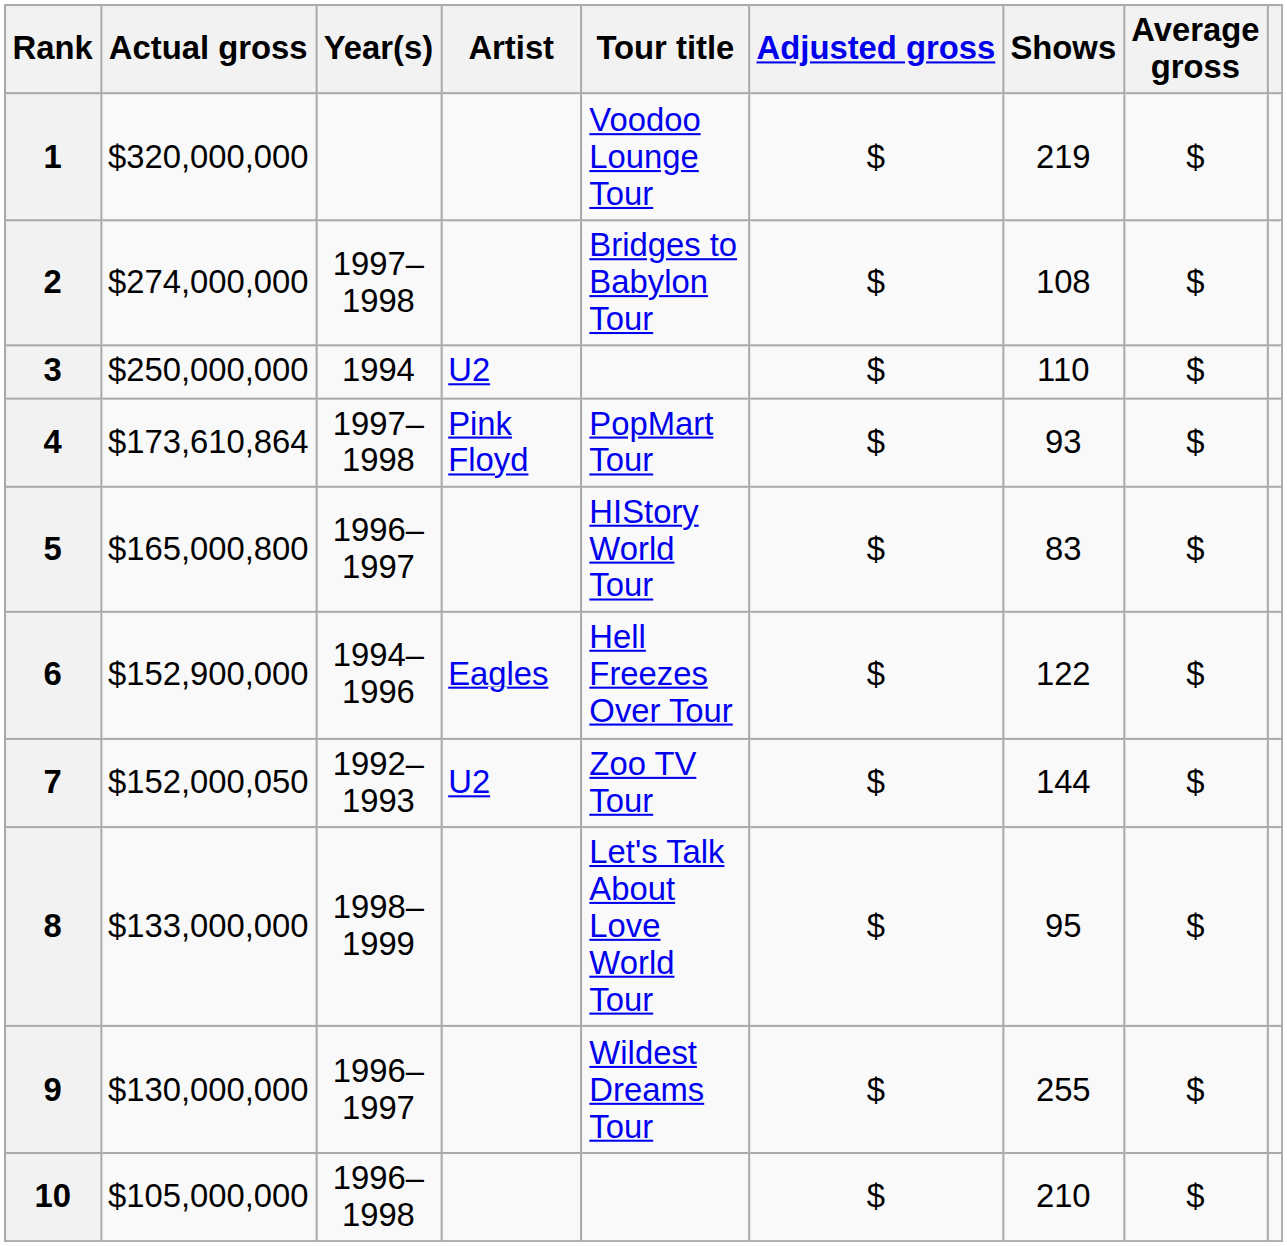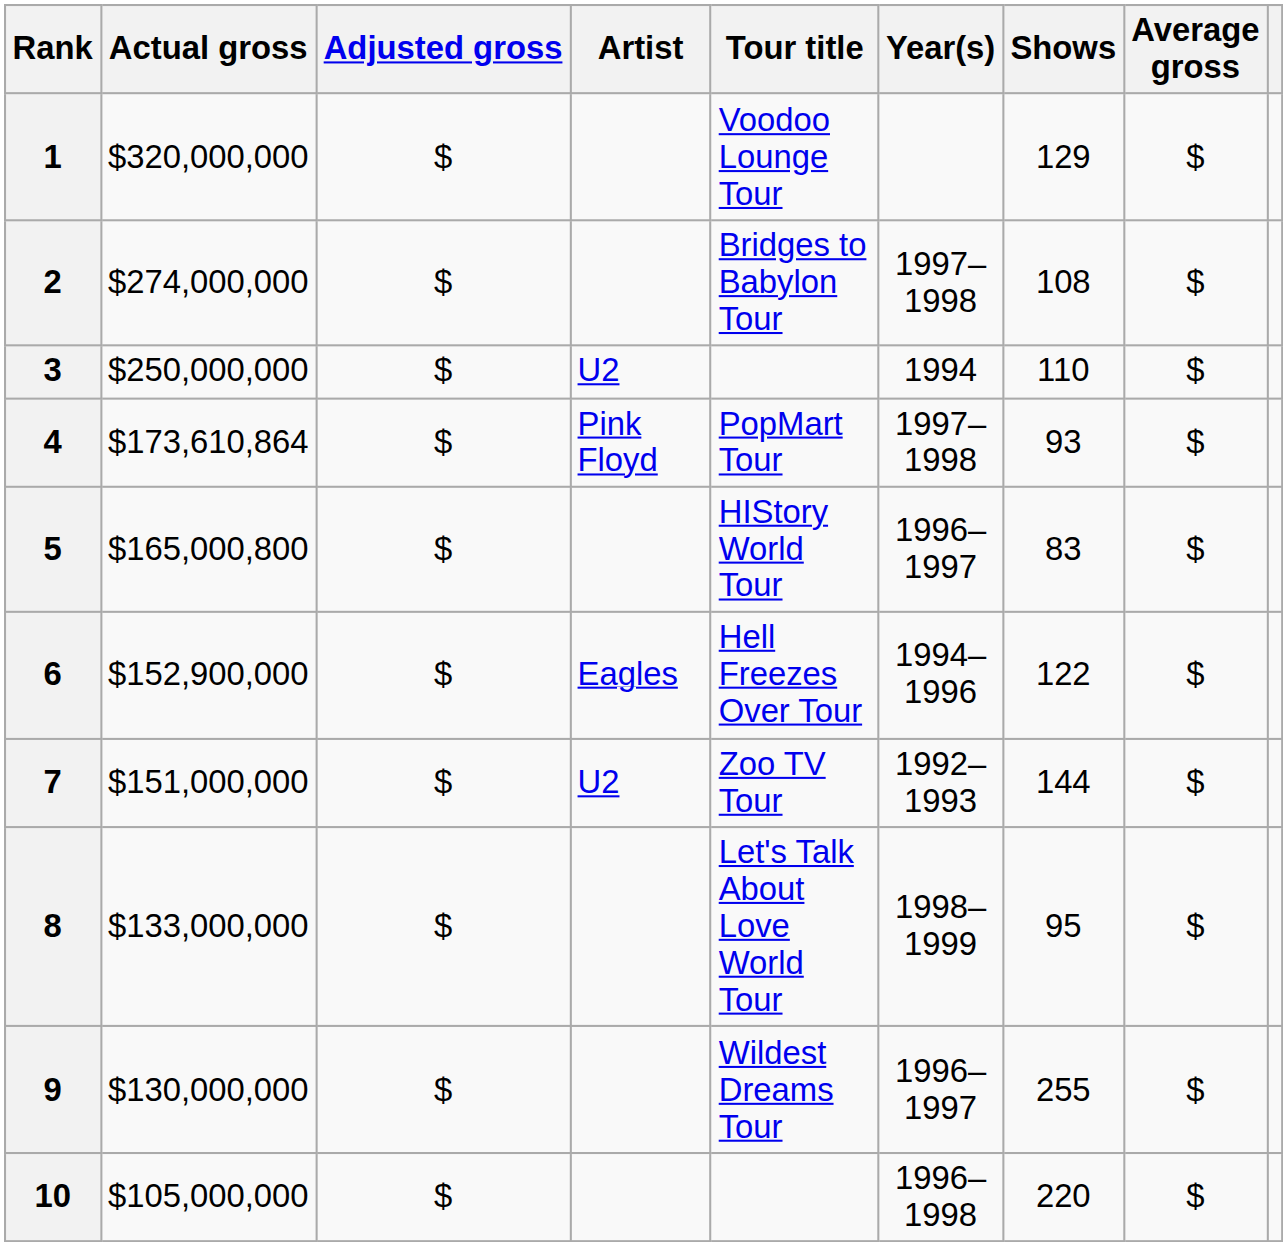columns swapped: (876, 48) <-> (378, 48)
(1063, 156) 219 -> (1063, 156) 129
(208, 782) $152,000,050 -> (208, 782) $151,000,000
(1063, 1196) 210 -> (1063, 1196) 220
